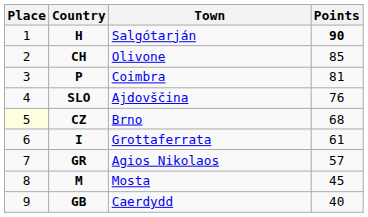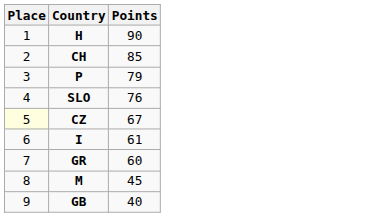- column: (210, 15)
(337, 36) bold -> (135, 36) normal
(337, 77) 81 -> (135, 77) 79
(337, 119) 68 -> (135, 119) 67
(337, 160) 57 -> (135, 160) 60
